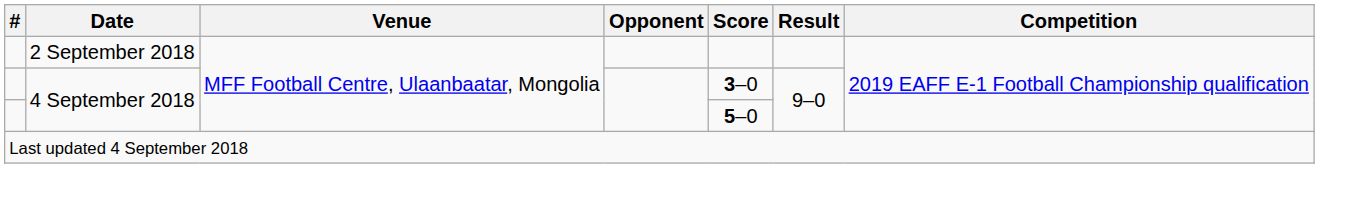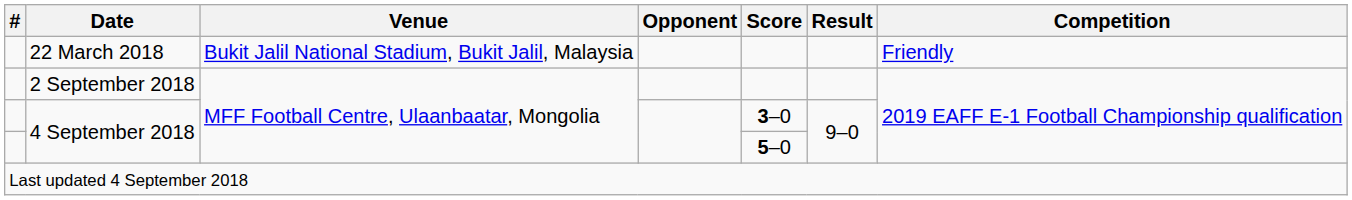+ row: (97, 52)
